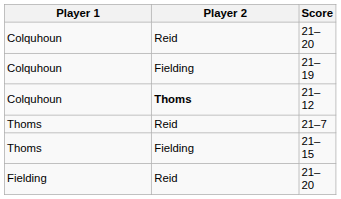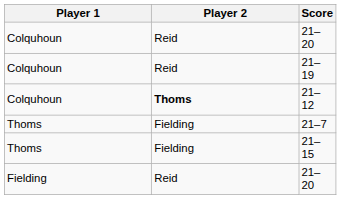(174, 68) Fielding -> (166, 68) Reid
(166, 123) Reid -> (174, 123) Fielding
